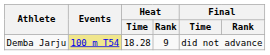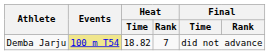(137, 42) 18.28 -> (137, 42) 18.82
(166, 42) 9 -> (166, 42) 7
